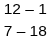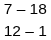rows swapped: (25, 30) <-> (25, 9)
